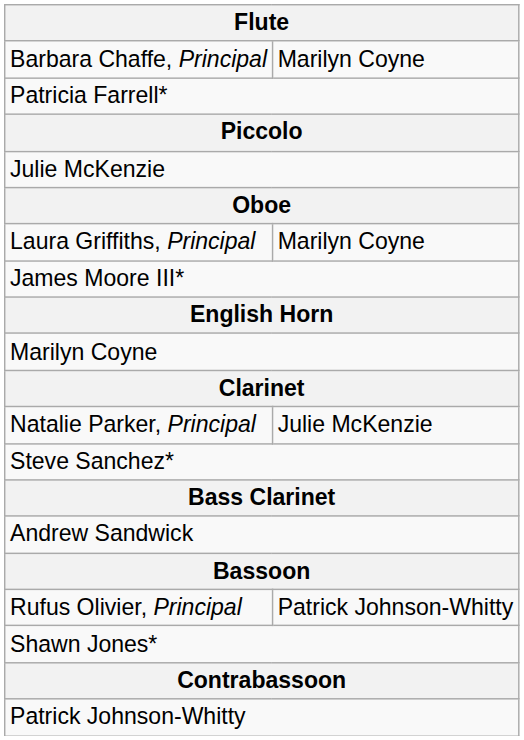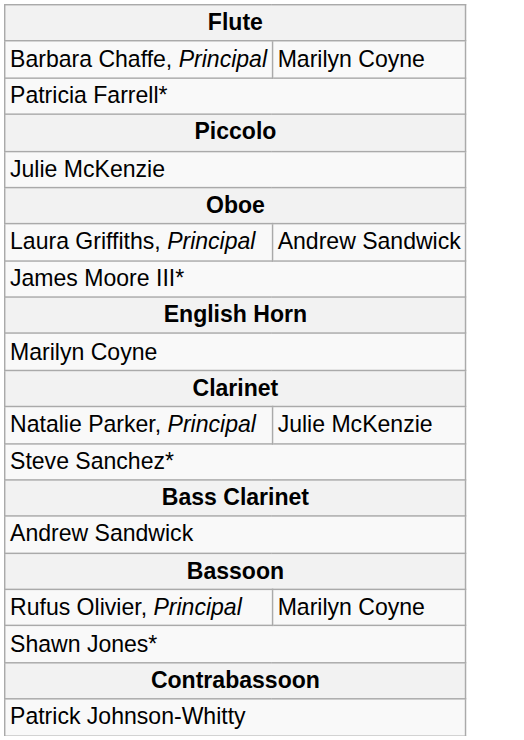(351, 242) Marilyn Coyne -> (369, 242) Andrew Sandwick
(395, 607) Patrick Johnson-Whitty -> (351, 607) Marilyn Coyne
